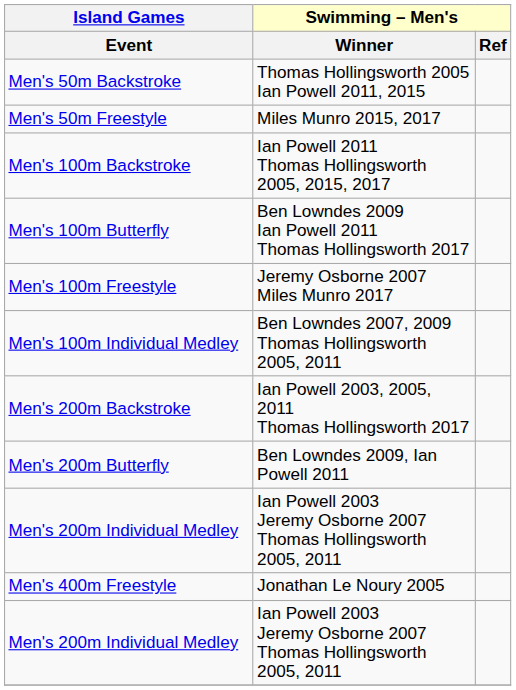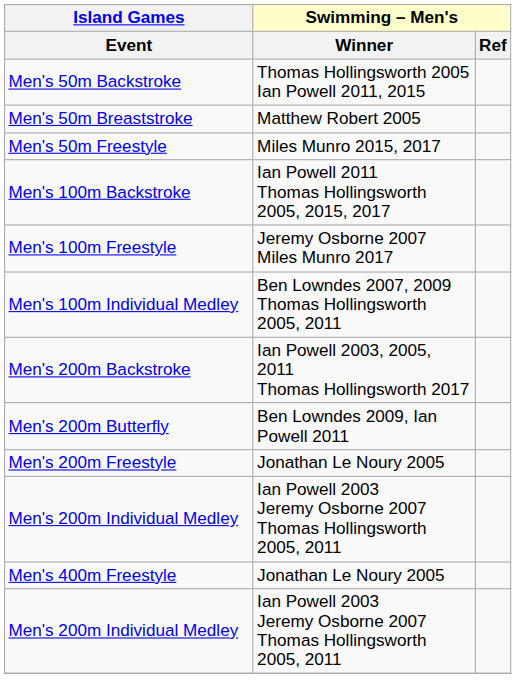+ row: (101, 118)
- row: (89, 230)
+ row: (92, 462)
